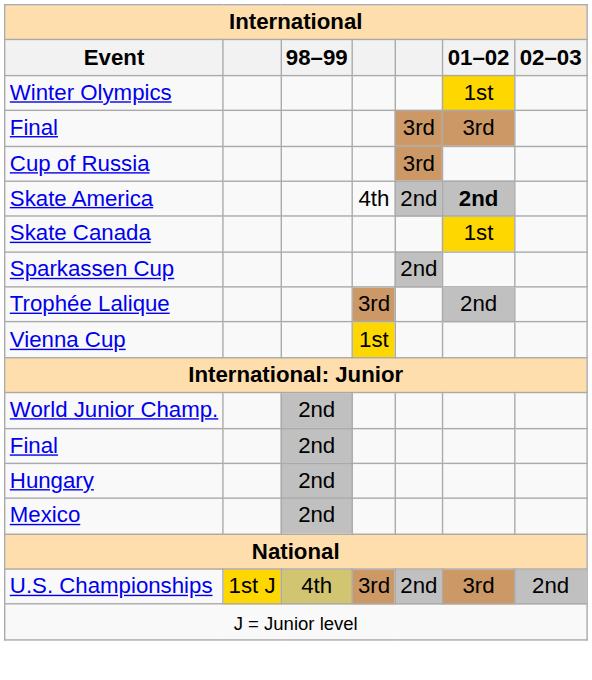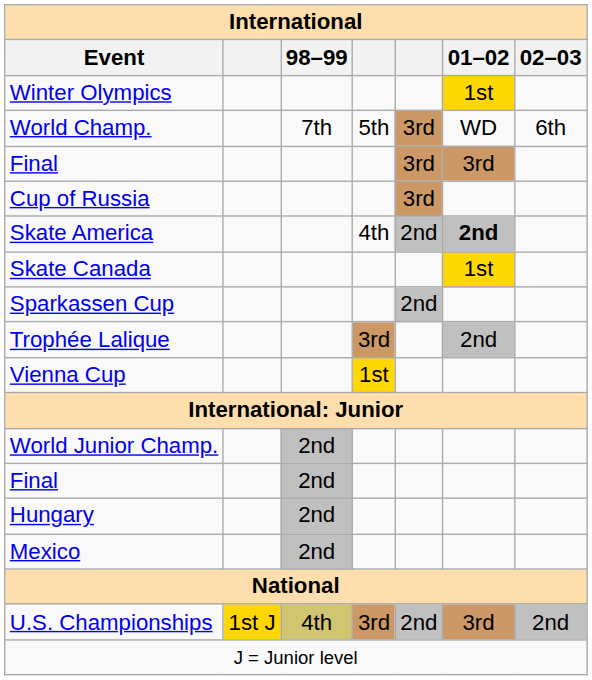+ row: (81, 127)
